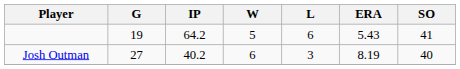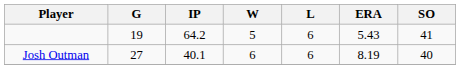(195, 54) 40.2 -> (195, 54) 40.1
(311, 54) 3 -> (311, 54) 6
